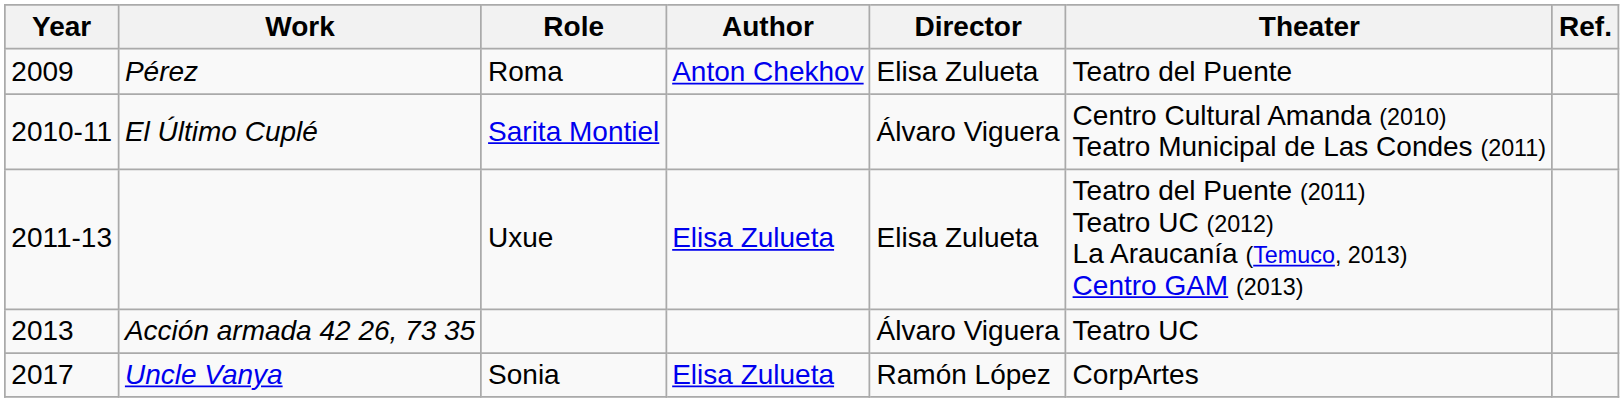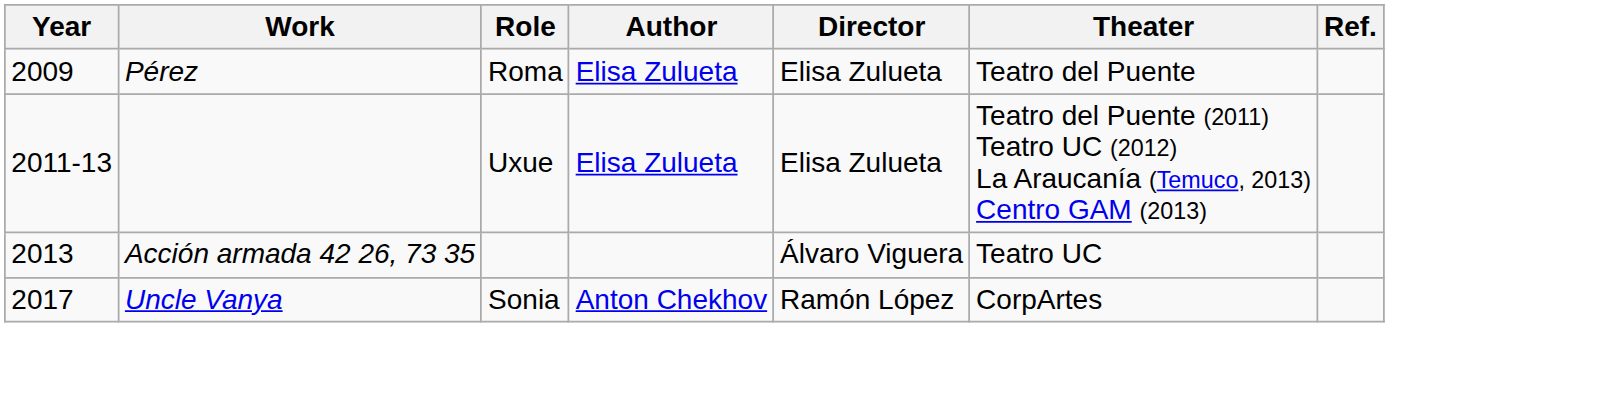(768, 71) Anton Chekhov -> (657, 71) Elisa Zulueta
- row: (221, 131)
(753, 374) Elisa Zulueta -> (671, 298) Anton Chekhov
